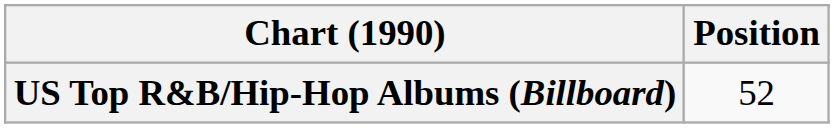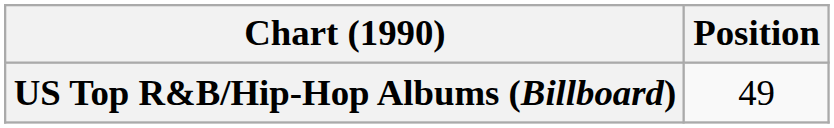(757, 92) 52 -> (757, 92) 49
